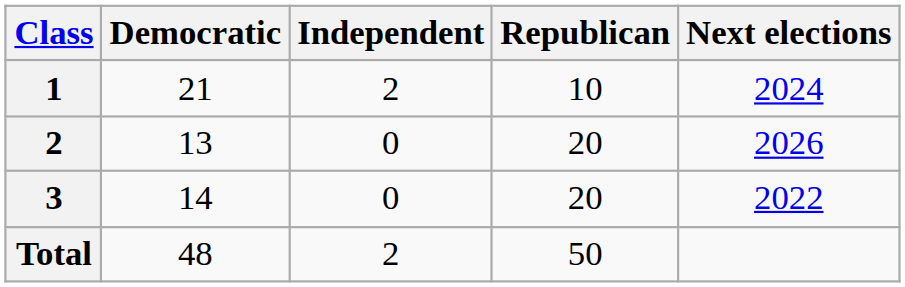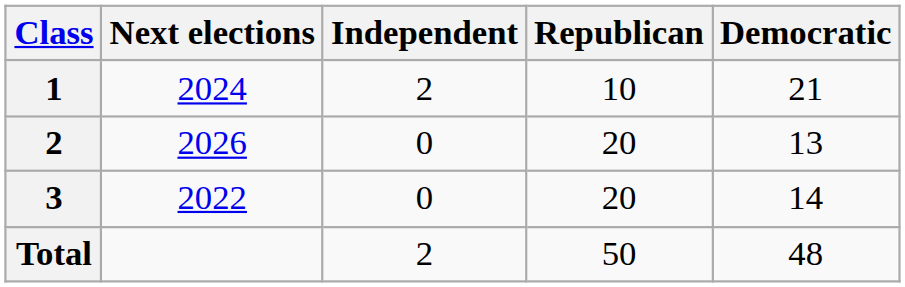columns swapped: (195, 32) <-> (789, 32)
